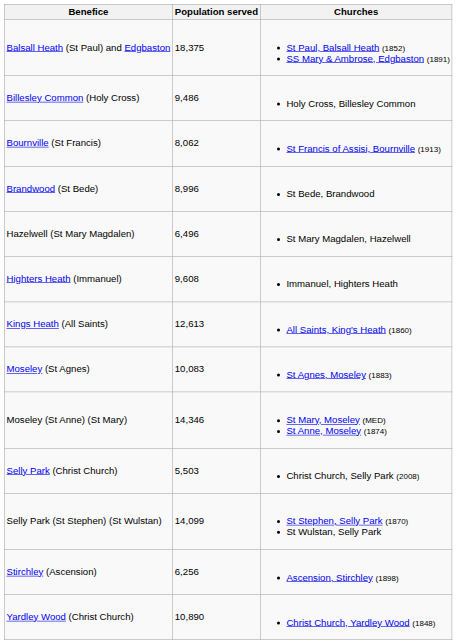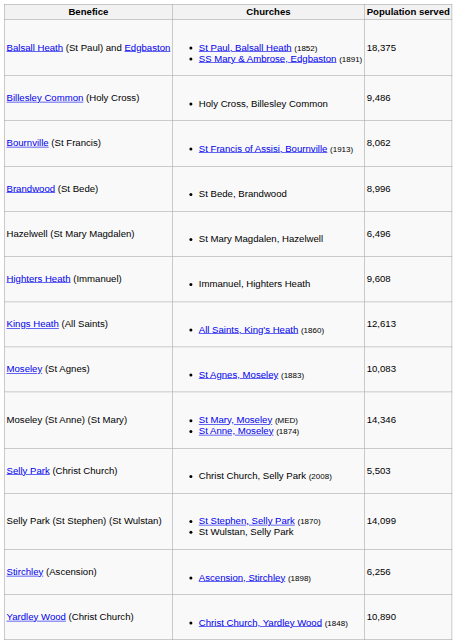columns swapped: (356, 12) <-> (216, 12)
